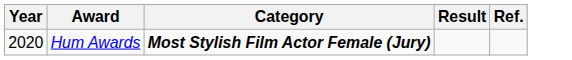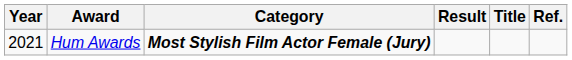+ column: (510, 17)
(26, 42) 2020 -> (26, 42) 2021
